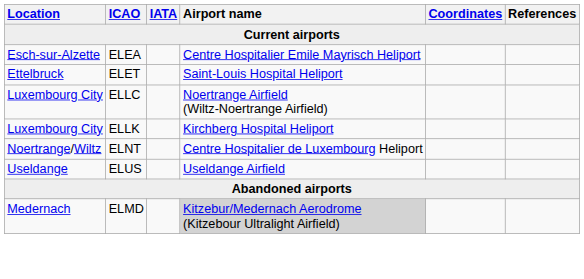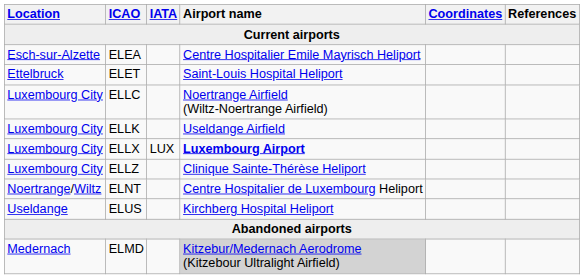(258, 128) Kirchberg Hospital Heliport -> (234, 128) Useldange Airfield
+ row: (124, 149)
+ row: (124, 169)
(234, 169) Useldange Airfield -> (258, 209) Kirchberg Hospital Heliport
